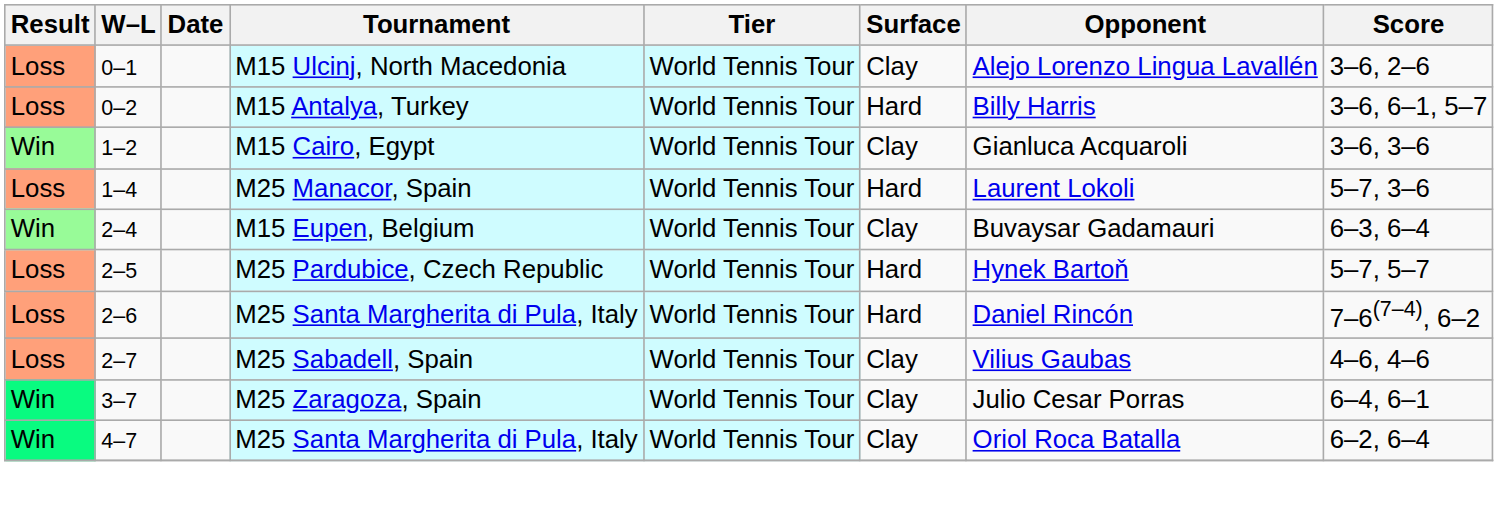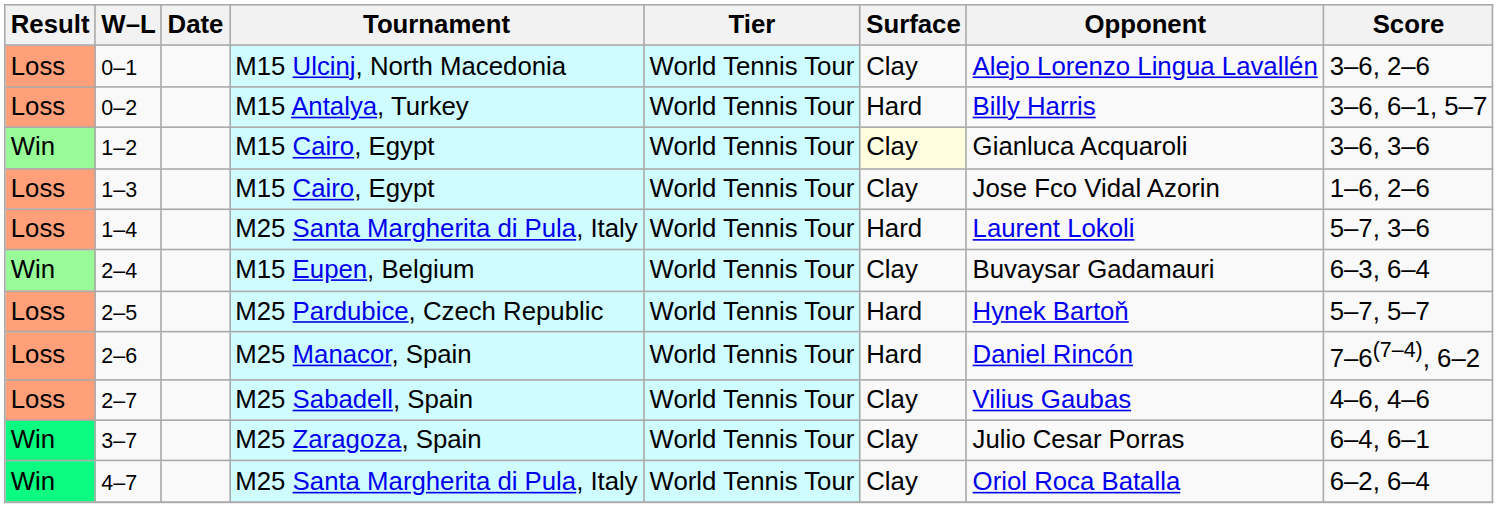(892, 147) no background -> (892, 147) lightyellow background
+ row: (119, 189)
(353, 188) M25 Manacor, Spain -> (437, 229) M25 Santa Margherita di Pula, Italy
(437, 314) M25 Santa Margherita di Pula, Italy -> (353, 355) M25 Manacor, Spain
